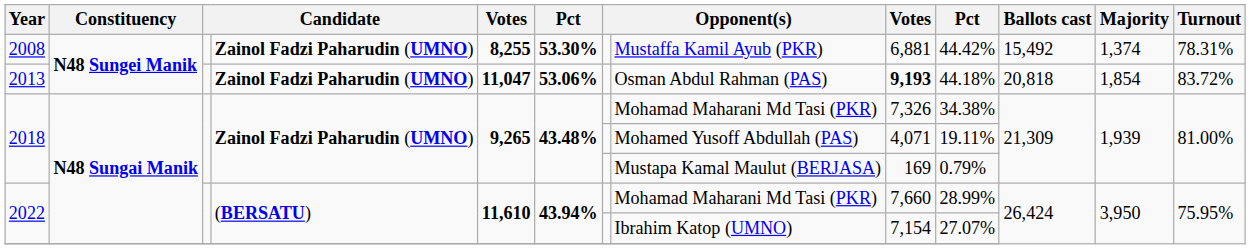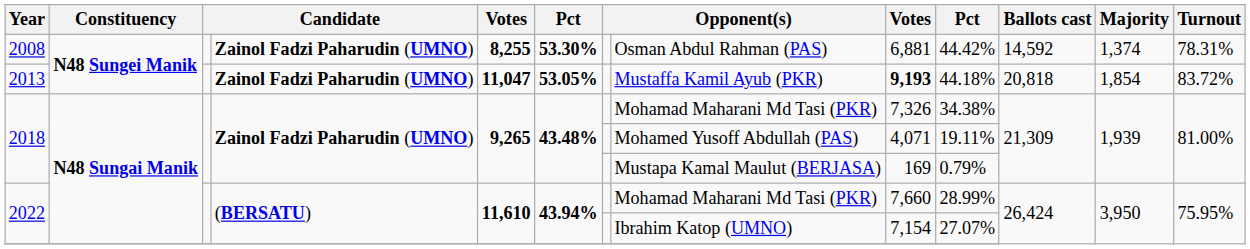(719, 49) Mustaffa Kamil Ayub (PKR) -> (721, 49) Osman Abdul Rahman (PAS)
(1028, 49) 15,492 -> (1028, 49) 14,592
(568, 79) 53.06% -> (568, 79) 53.05%
(721, 79) Osman Abdul Rahman (PAS) -> (719, 79) Mustaffa Kamil Ayub (PKR)
